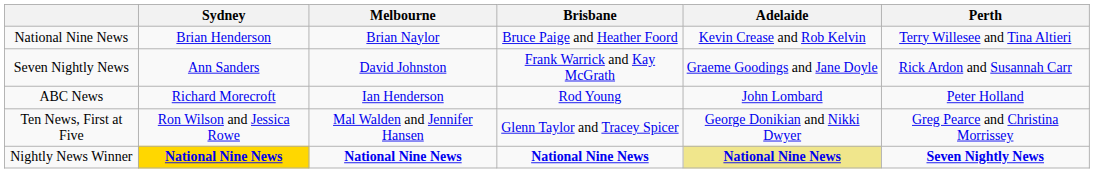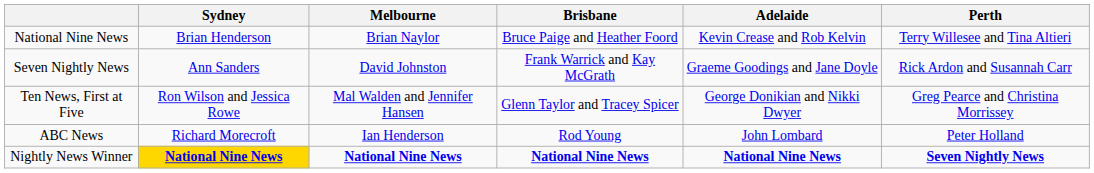rows swapped: (71, 127) <-> (71, 97)
(782, 157) khaki background -> (782, 157) no background
